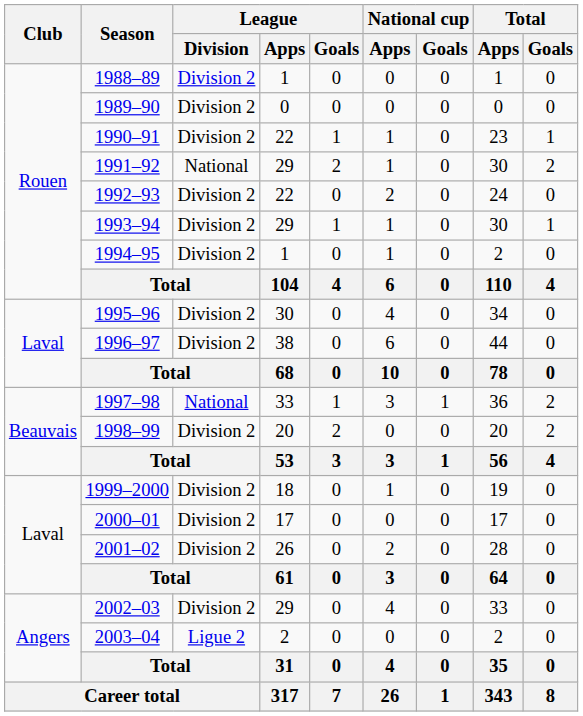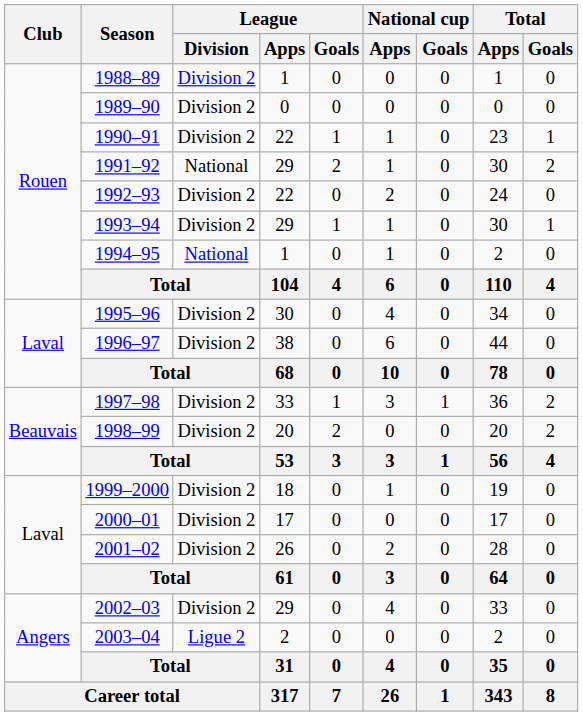(216, 254) Division 2 -> (216, 254) National
(216, 401) National -> (216, 401) Division 2
